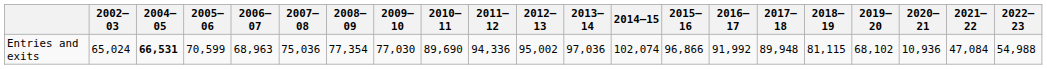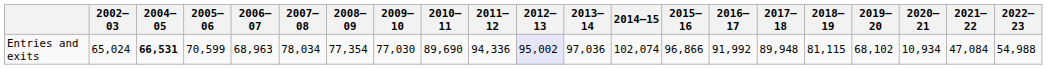(301, 49) 75,036 -> (301, 49) 78,034
(538, 49) no background -> (538, 49) lavender background
(921, 49) 10,936 -> (921, 49) 10,934
